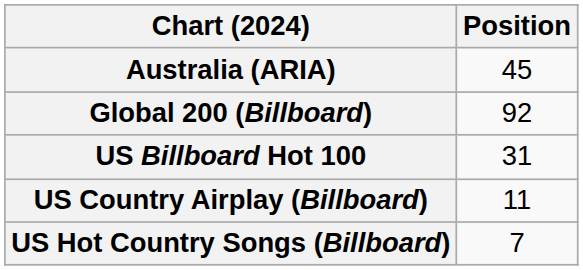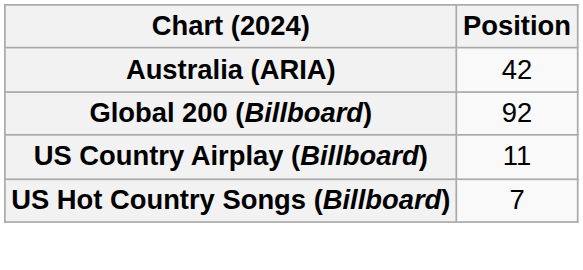(517, 69) 45 -> (517, 69) 42
- row: (231, 156)
